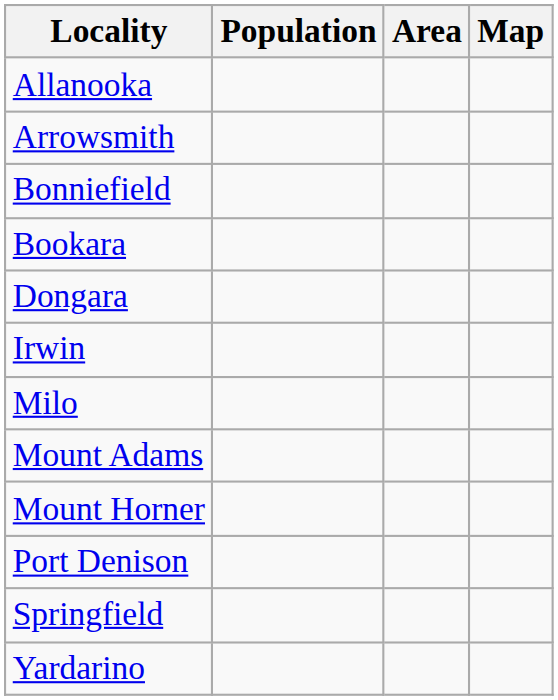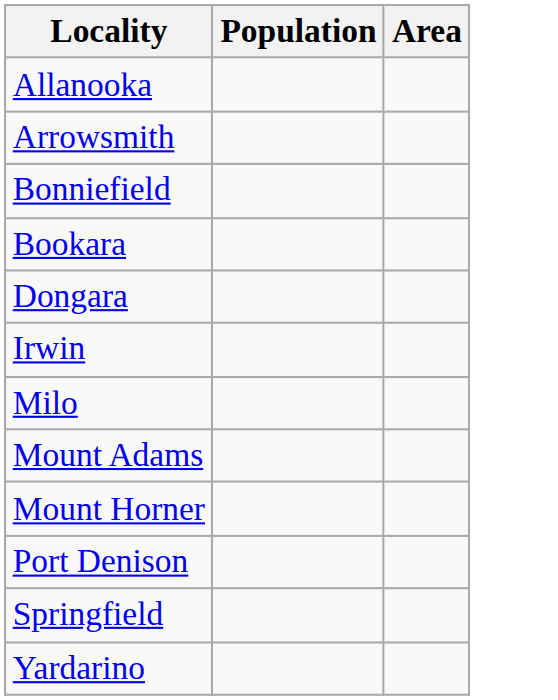- column: (511, 31)
